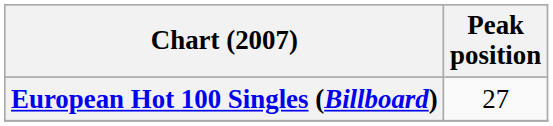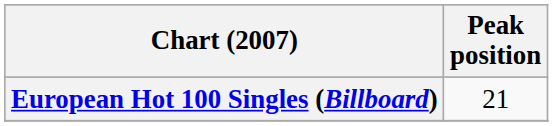(496, 98) 27 -> (496, 98) 21
